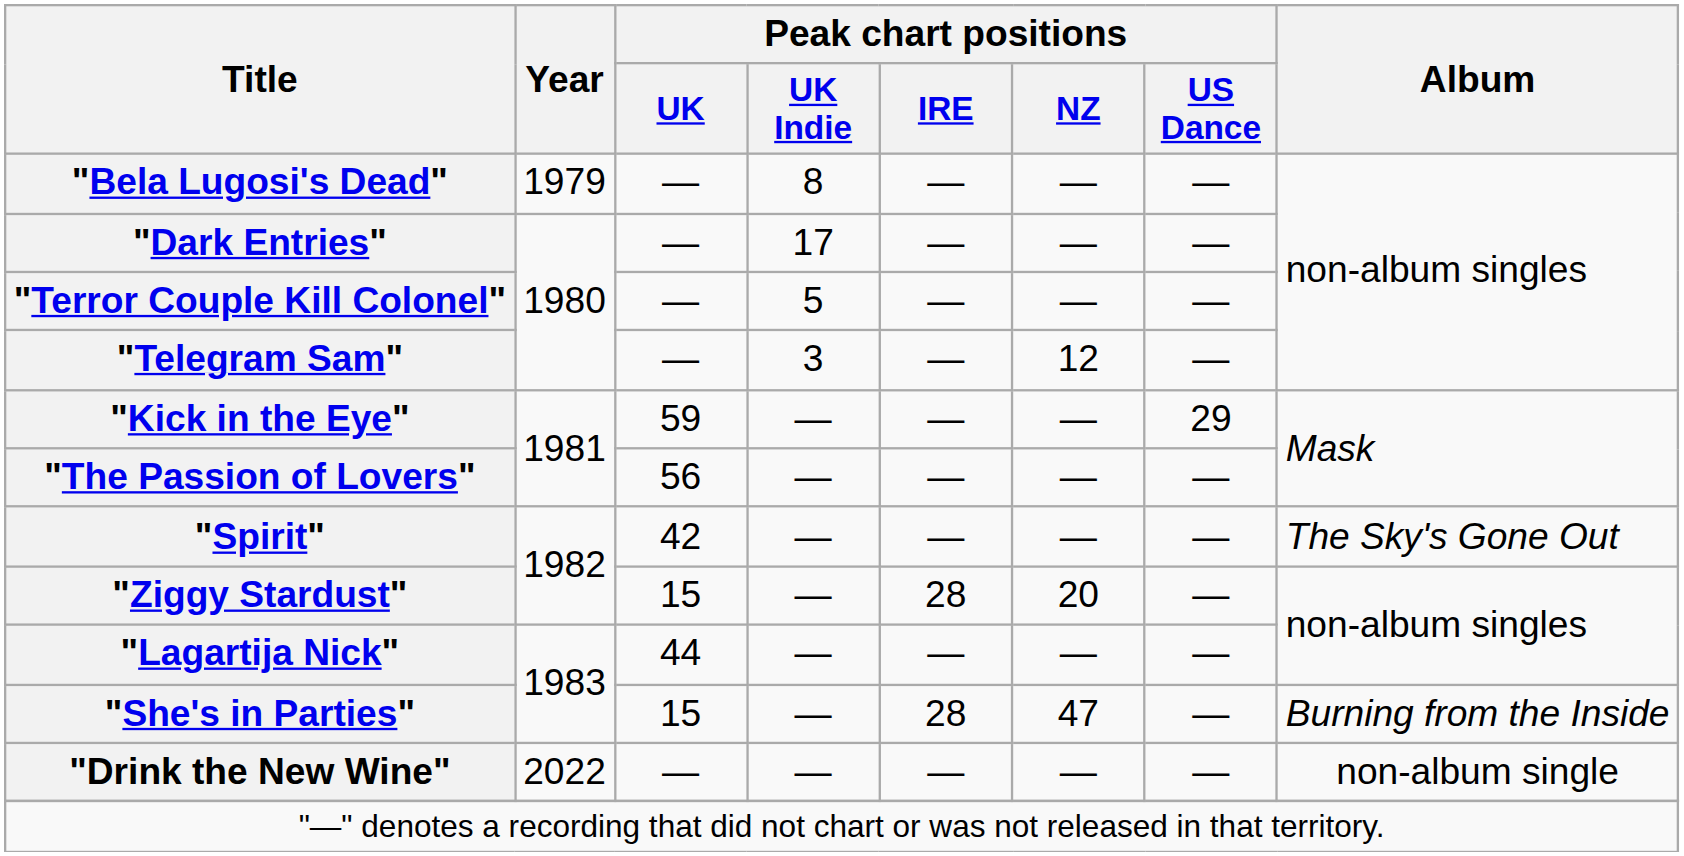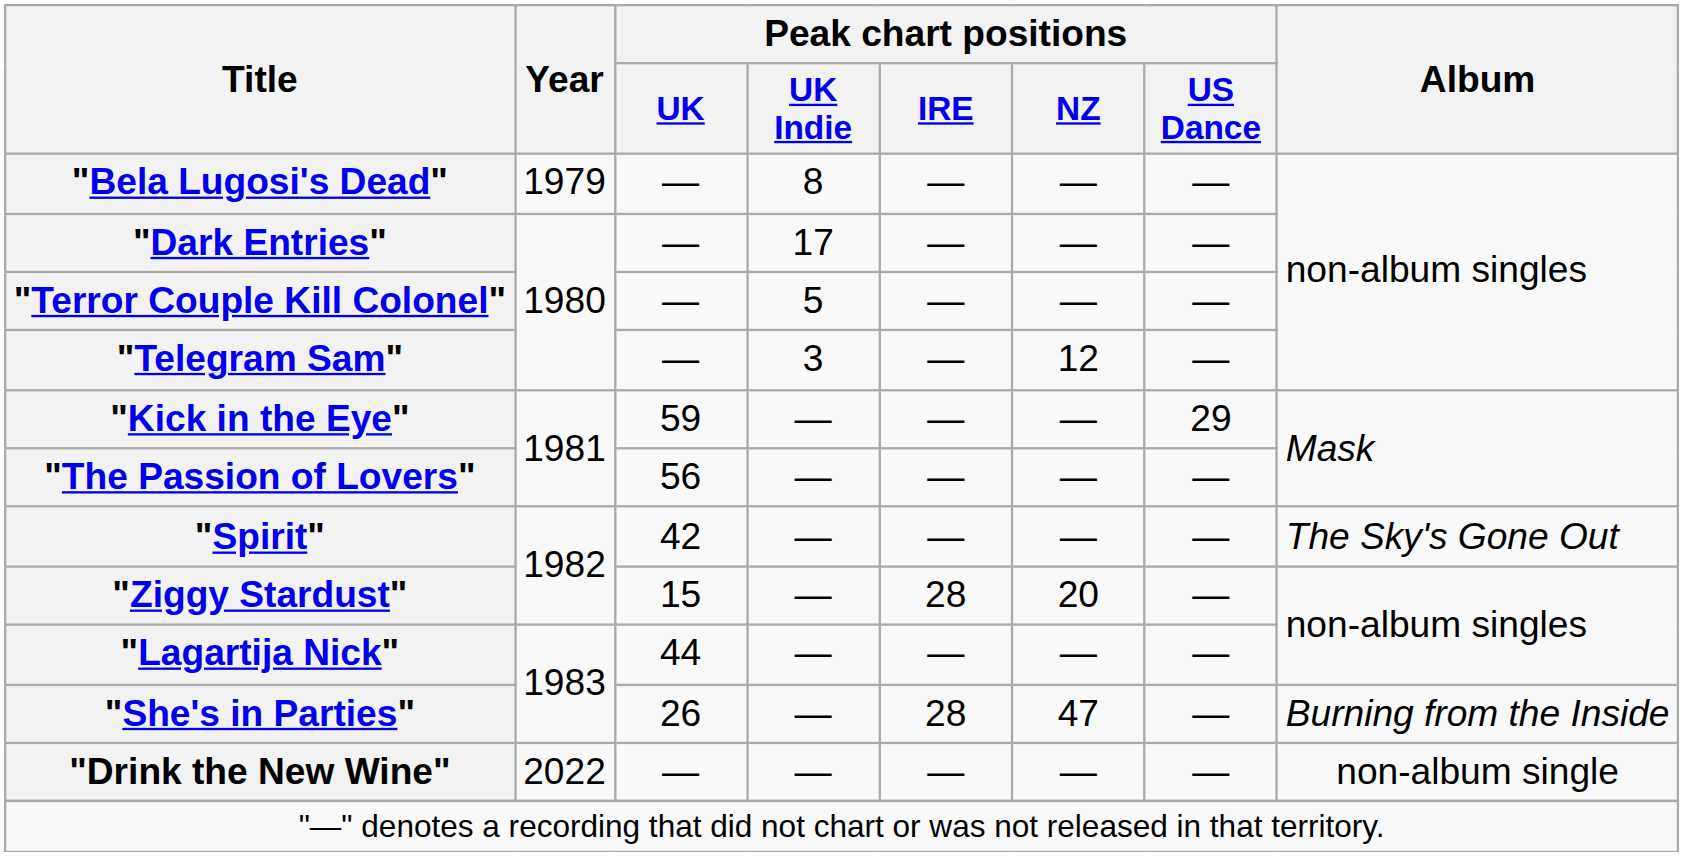(681, 712) 15 -> (681, 712) 26
